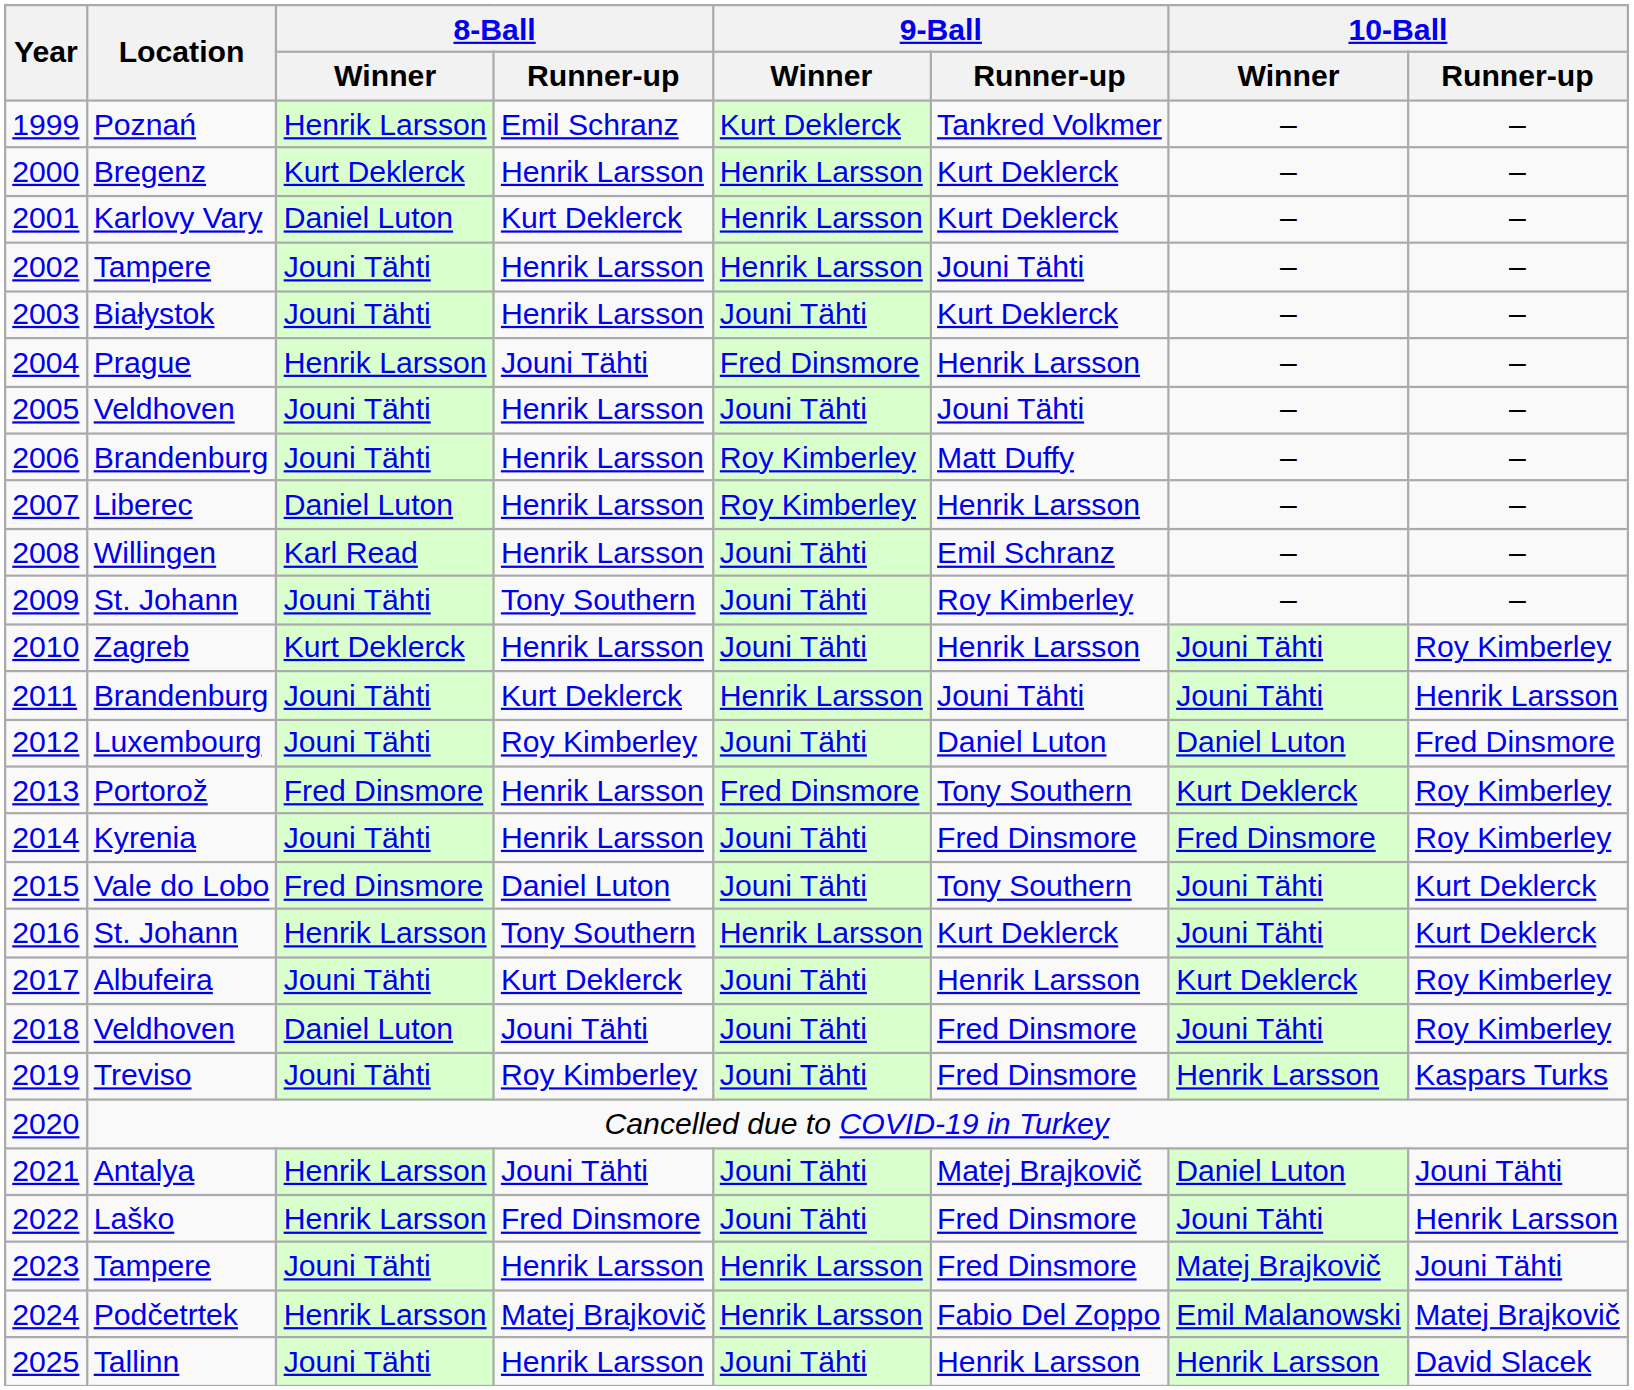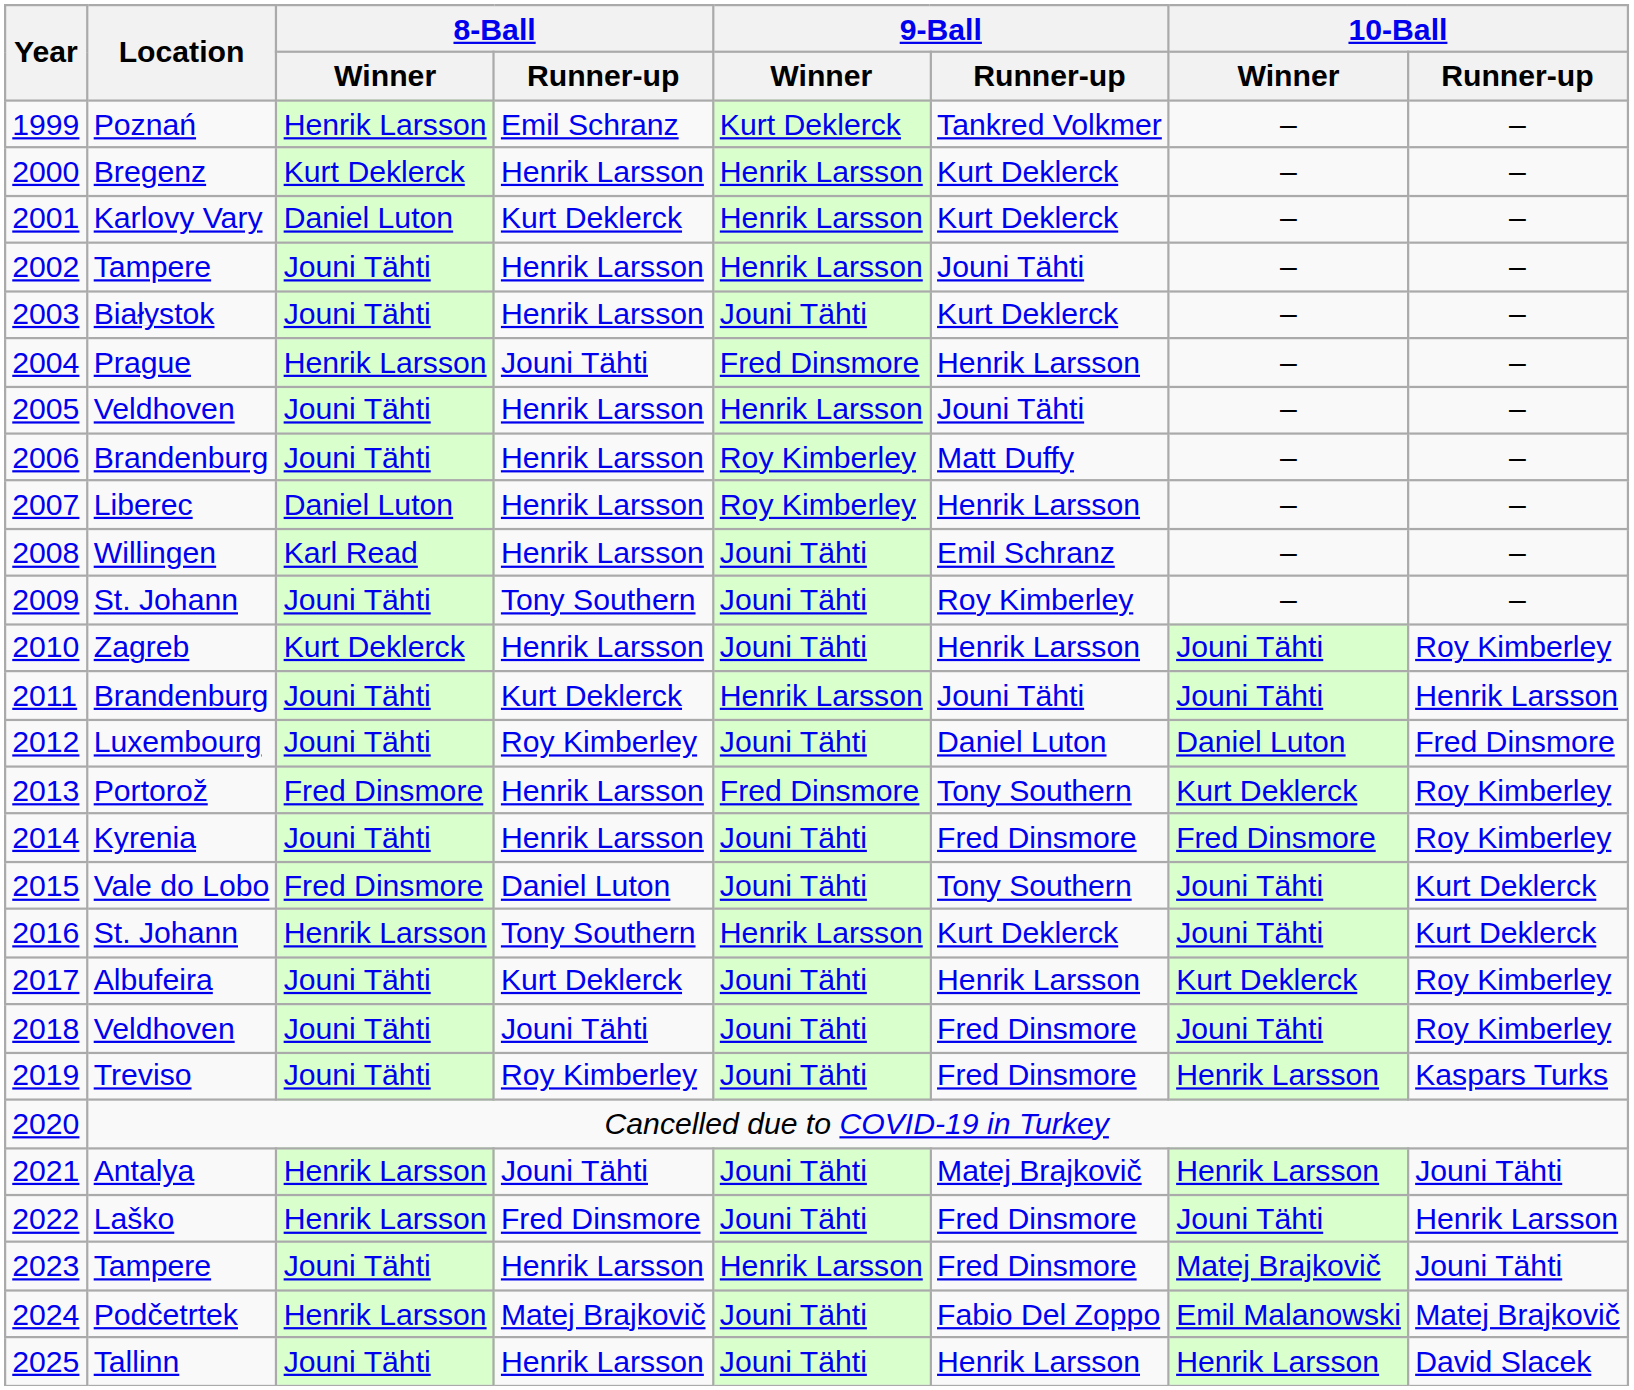(793, 409) Jouni Tähti -> (821, 409) Henrik Larsson
(368, 1028) Daniel Luton -> (357, 1028) Jouni Tähti
(1261, 1171) Daniel Luton -> (1278, 1171) Henrik Larsson
(821, 1313) Henrik Larsson -> (793, 1313) Jouni Tähti
